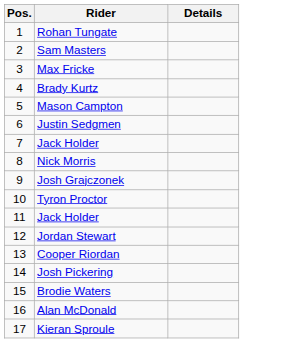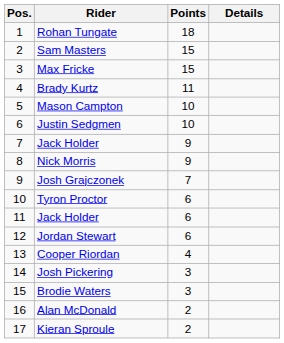+ column: (188, 13)
